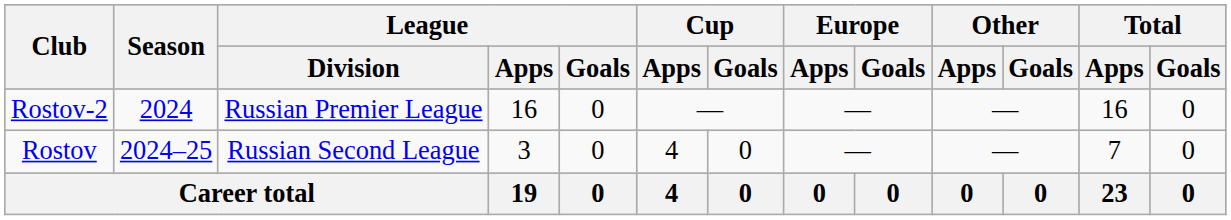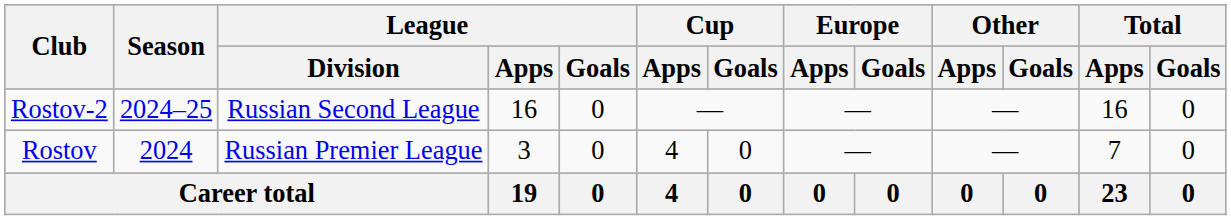(166, 109) 2024 -> (166, 109) 2024–25
(353, 109) Russian Premier League -> (353, 109) Russian Second League
(166, 151) 2024–25 -> (166, 151) 2024
(353, 151) Russian Second League -> (353, 151) Russian Premier League
